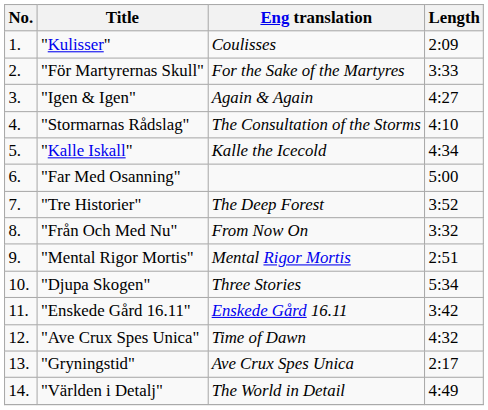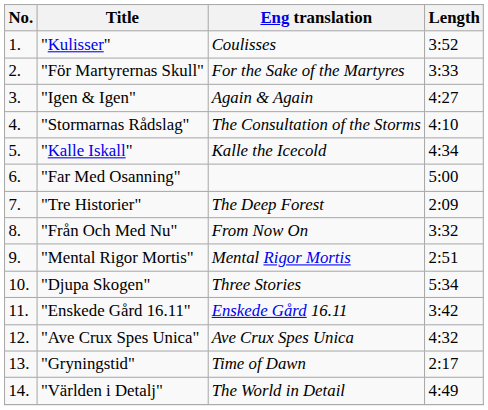(443, 44) 2:09 -> (443, 44) 3:52
(443, 204) 3:52 -> (443, 204) 2:09
(259, 337) Time of Dawn -> (283, 337) Ave Crux Spes Unica
(283, 364) Ave Crux Spes Unica -> (259, 364) Time of Dawn
